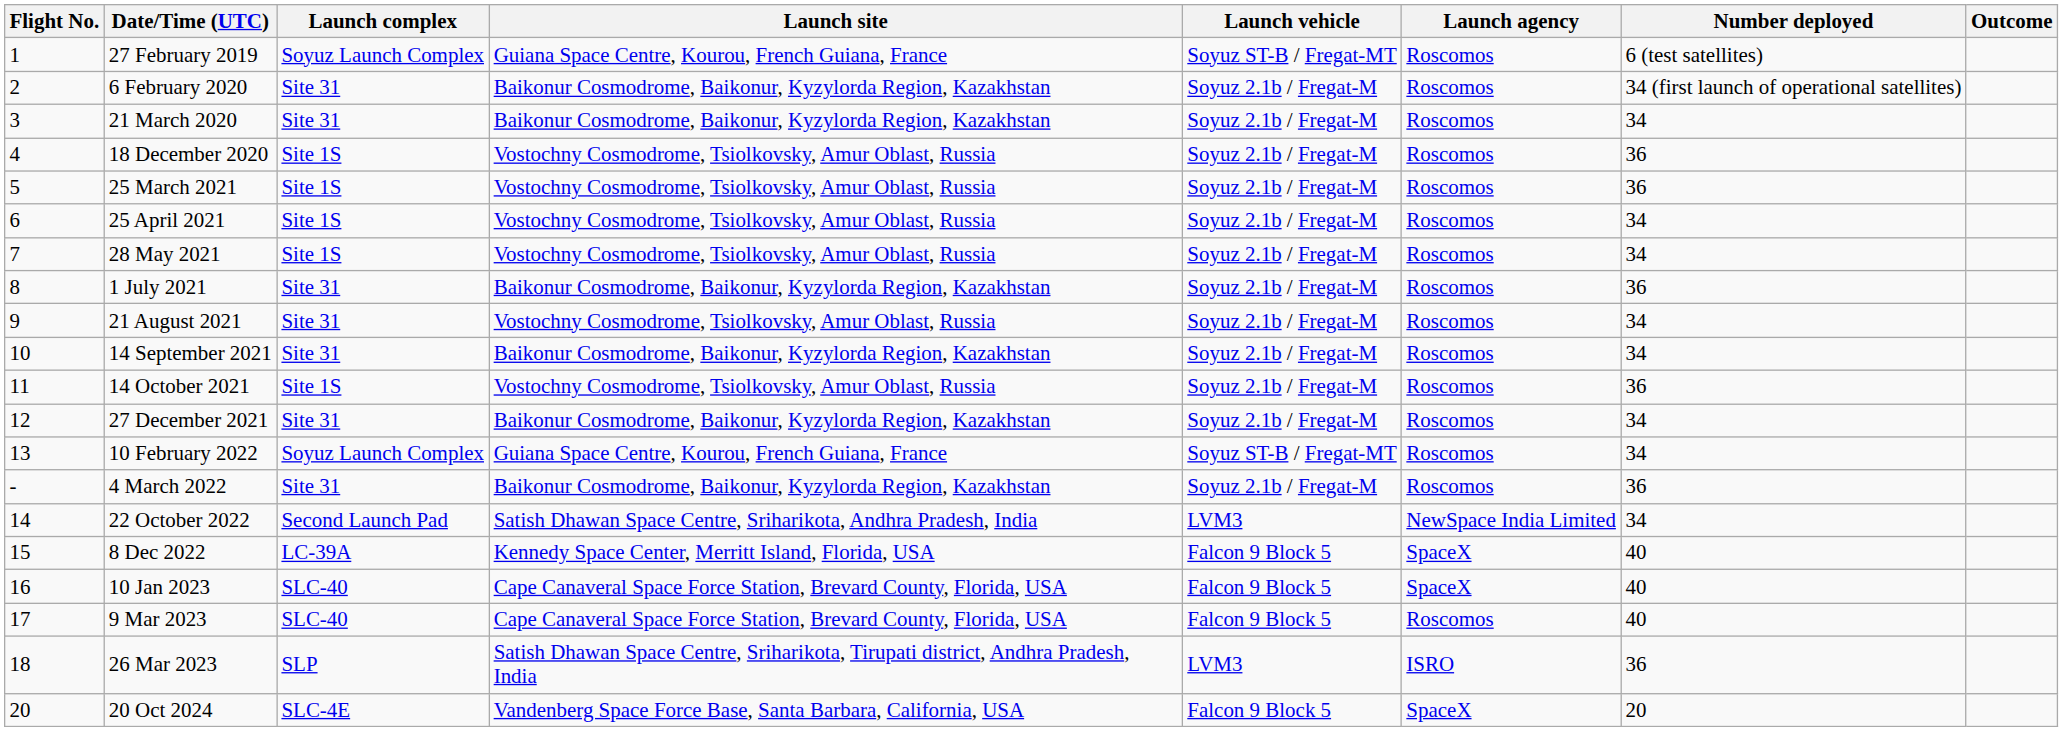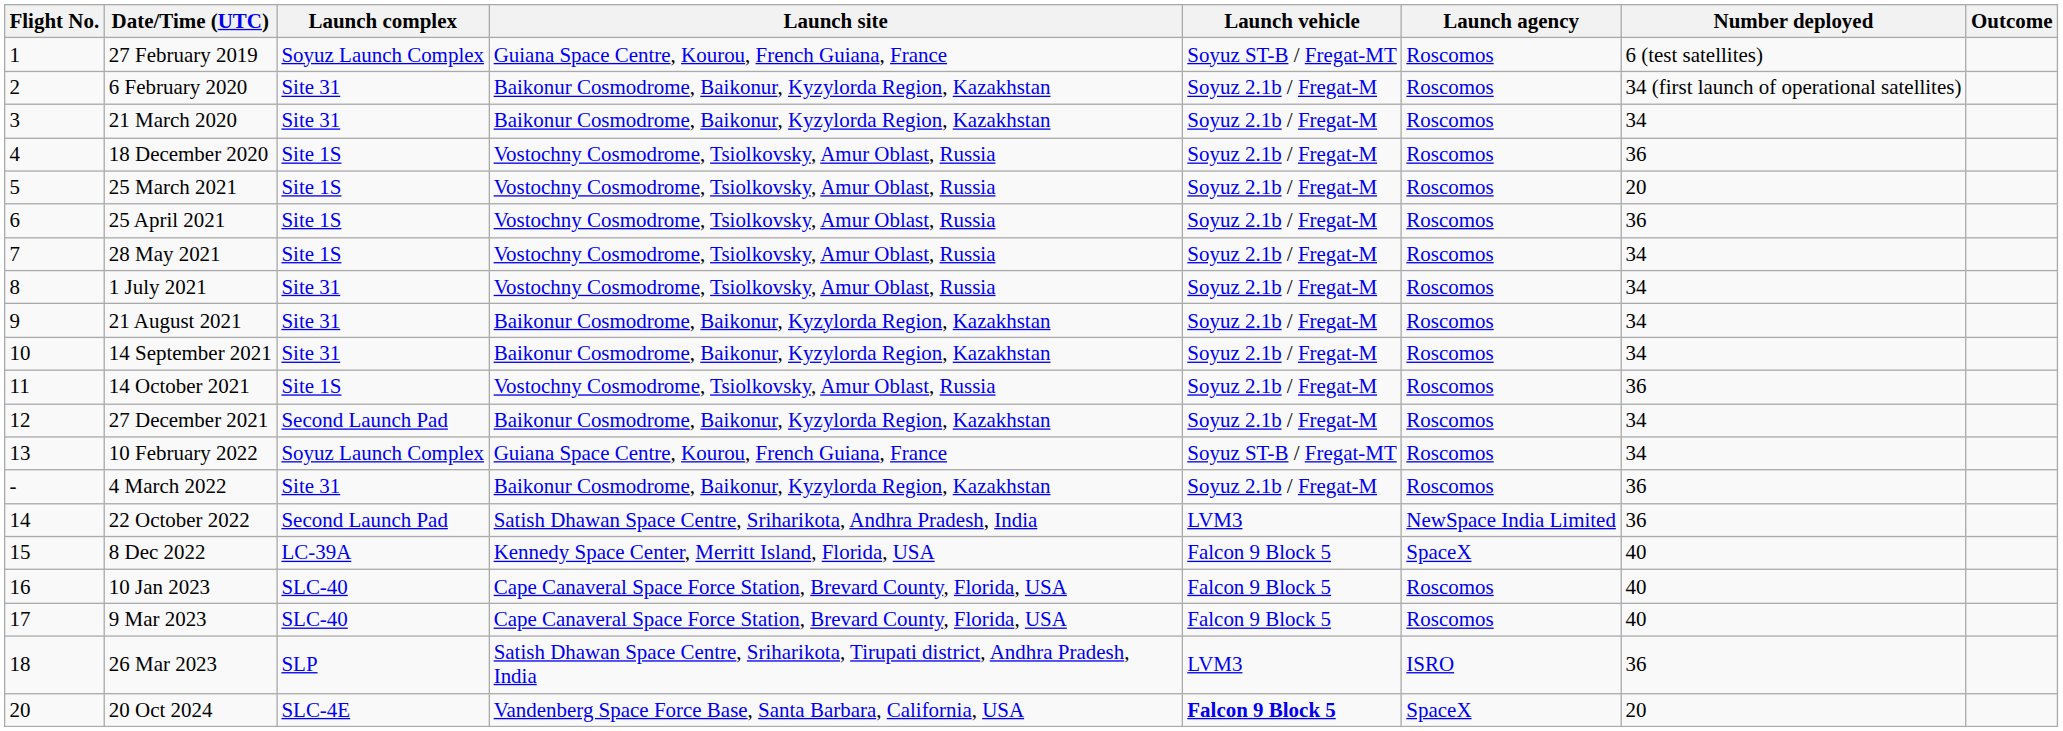(1636, 187) 36 -> (1636, 187) 20
(1636, 220) 34 -> (1636, 220) 36
(772, 287) Baikonur Cosmodrome, Baikonur, Kyzylorda Region, Kazakhstan -> (745, 287) Vostochny Cosmodrome, Tsiolkovsky, Amur Oblast, Russia
(1636, 287) 36 -> (1636, 287) 34
(745, 320) Vostochny Cosmodrome, Tsiolkovsky, Amur Oblast, Russia -> (772, 320) Baikonur Cosmodrome, Baikonur, Kyzylorda Region, Kazakhstan
(311, 420) Site 31 -> (365, 420) Second Launch Pad
(1636, 519) 34 -> (1636, 519) 36
(1439, 586) SpaceX -> (1450, 586) Roscomos
(1259, 709) normal -> (1262, 709) bold
